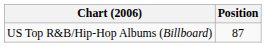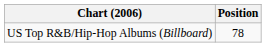(238, 32) 87 -> (238, 32) 78
